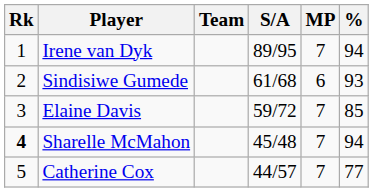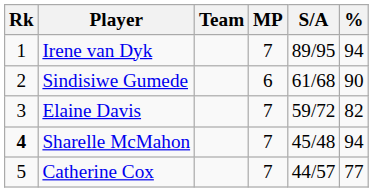columns swapped: (321, 19) <-> (275, 19)
(354, 80) 93 -> (354, 80) 90
(354, 111) 85 -> (354, 111) 82
